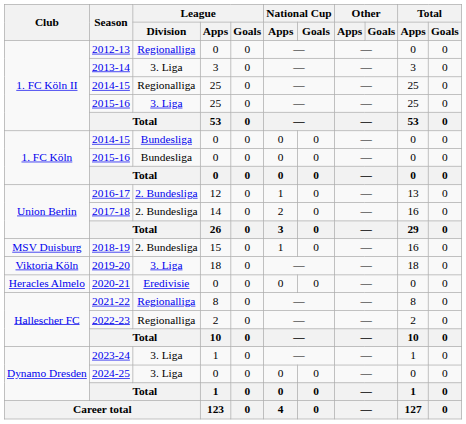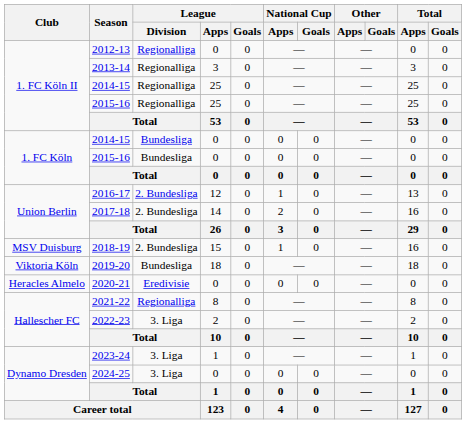(166, 67) 3. Liga -> (166, 67) Regionalliga
(166, 103) 3. Liga -> (166, 103) Regionalliga
(166, 265) 3. Liga -> (166, 265) Bundesliga
(166, 319) Regionalliga -> (166, 319) 3. Liga
